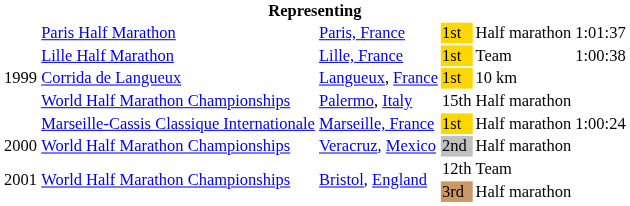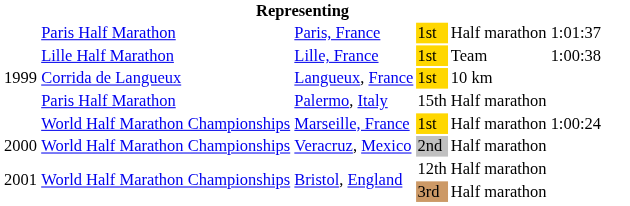(166, 100) World Half Marathon Championships -> (108, 100) Paris Half Marathon
(178, 123) Marseille-Cassis Classique Internationale -> (166, 123) World Half Marathon Championships
(494, 168) Team -> (499, 168) Half marathon
